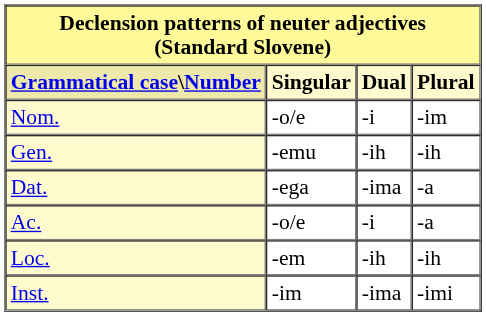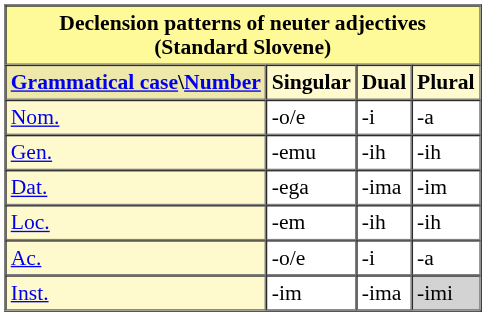(432, 117) -im -> (425, 117) -a
(425, 187) -a -> (432, 187) -im
rows swapped: (26, 222) <-> (30, 257)
(435, 292) no background -> (435, 292) lightgrey background
